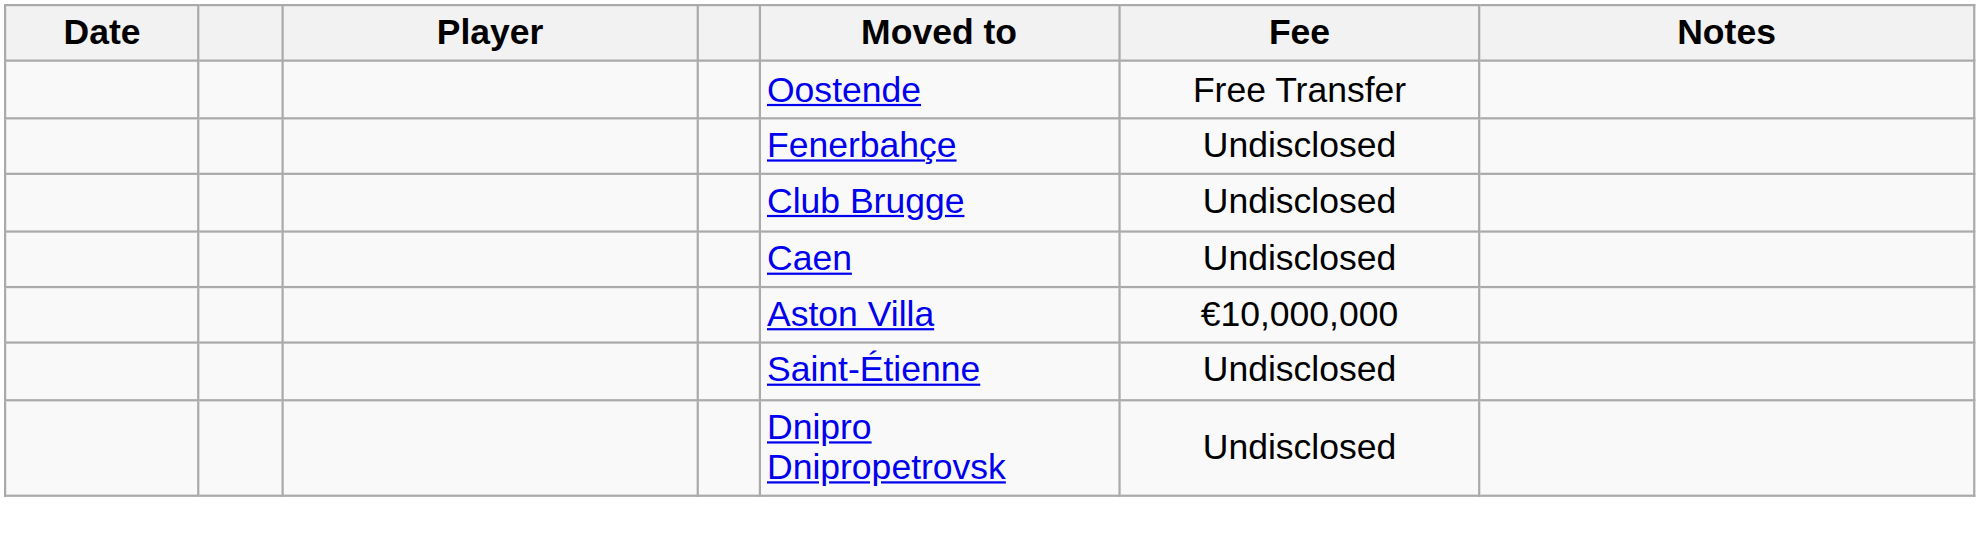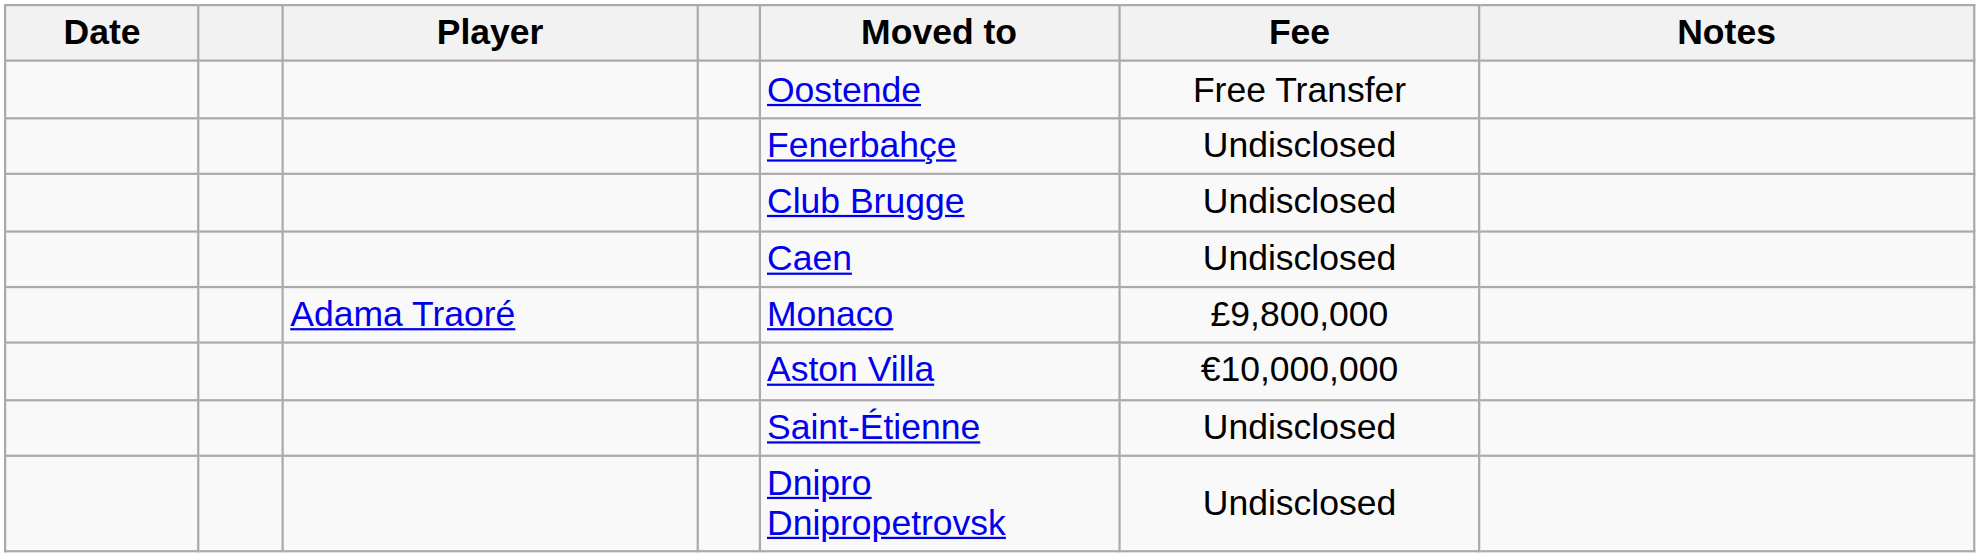+ row: (102, 315)
